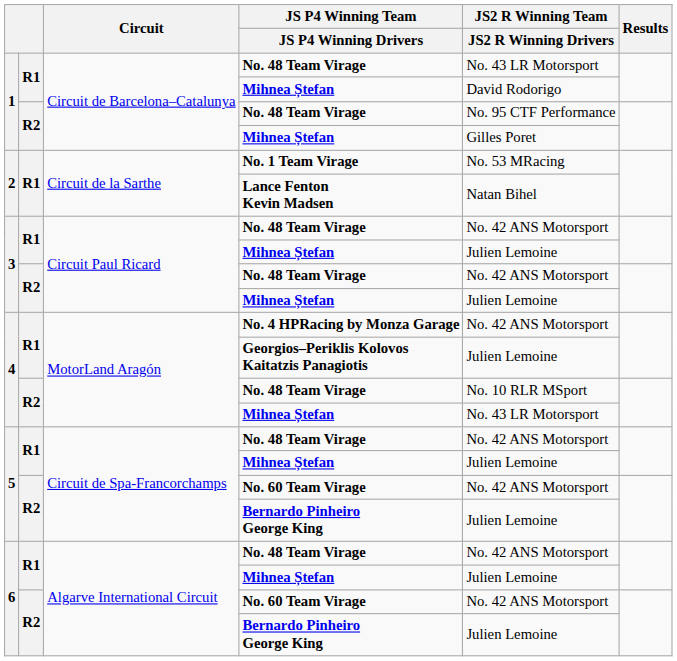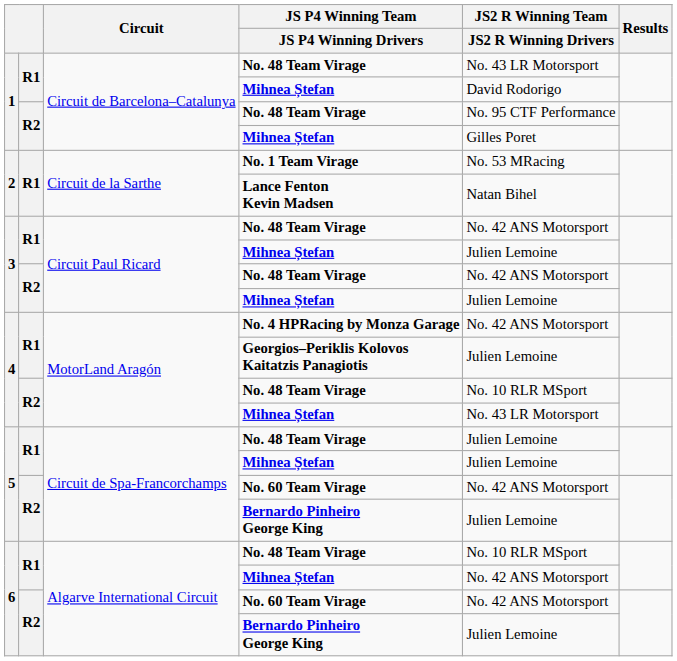(537, 438) No. 42 ANS Motorsport -> (512, 438) Julien Lemoine
(537, 552) No. 42 ANS Motorsport -> (527, 552) No. 10 RLR MSport
(512, 576) Julien Lemoine -> (537, 576) No. 42 ANS Motorsport
